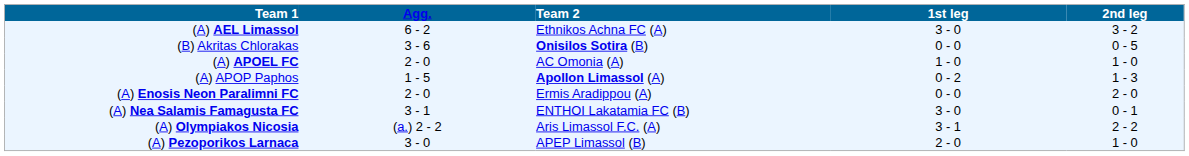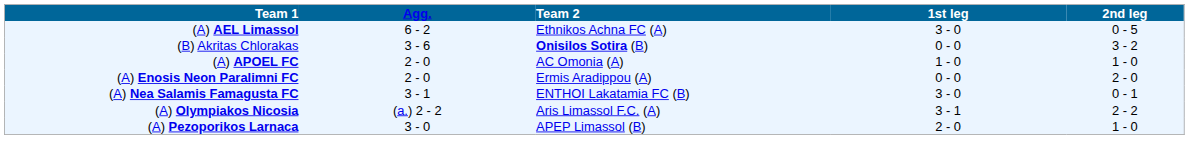(1125, 29) 3 - 2 -> (1125, 29) 0 - 5
(1125, 45) 0 - 5 -> (1125, 45) 3 - 2
- row: (247, 78)
